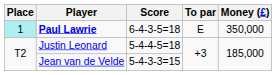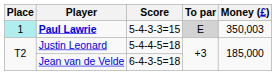(155, 29) 6-4-3-5=18 -> (155, 29) 5-4-3-3=15
(201, 29) no background -> (201, 29) lightgrey background
(245, 29) 350,000 -> (245, 29) 350,003
(155, 62) 5-4-3-3=15 -> (155, 62) 6-4-3-5=18
